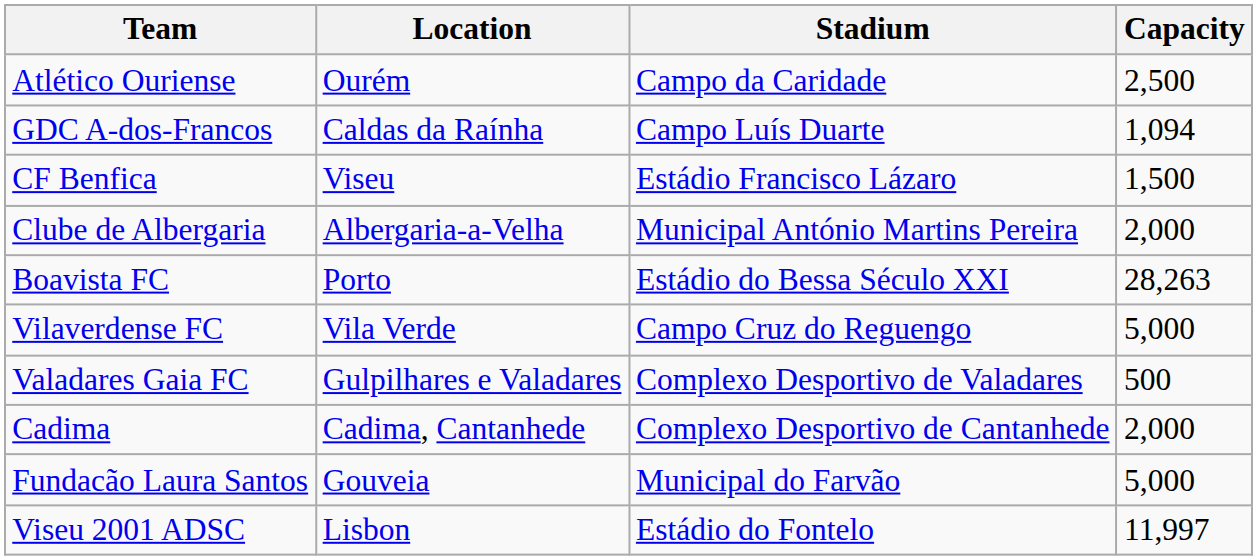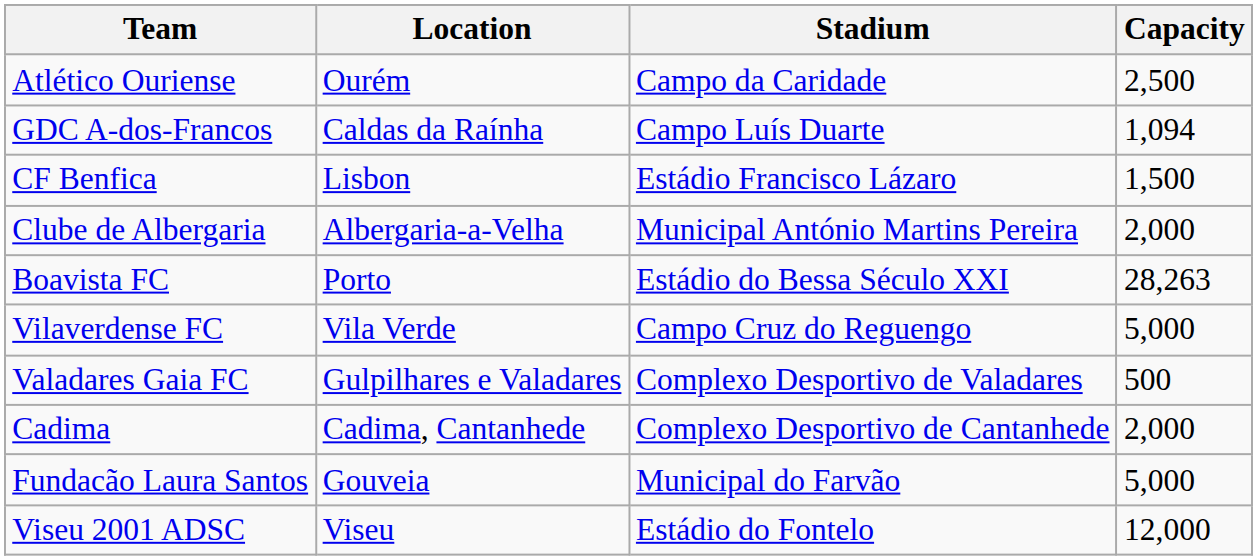(358, 179) Viseu -> (366, 179) Lisbon
(366, 529) Lisbon -> (358, 529) Viseu
(1167, 529) 11,997 -> (1167, 529) 12,000
